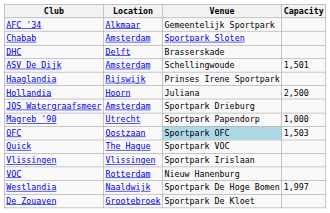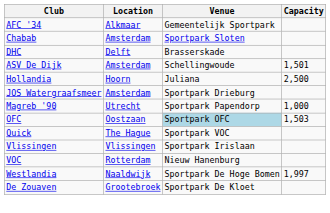- row: (31, 79)
